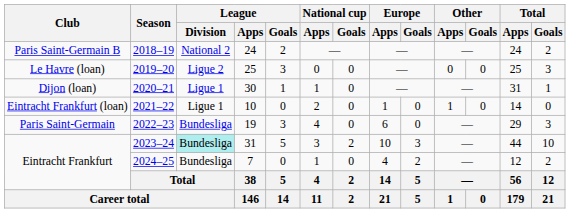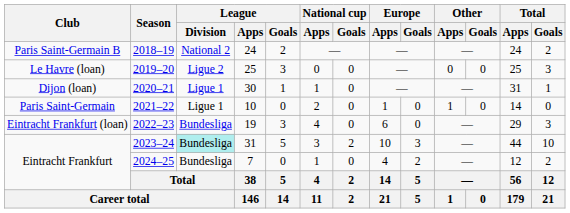(67, 106) Eintracht Frankfurt (loan) -> (67, 106) Paris Saint-Germain
(67, 124) Paris Saint-Germain -> (67, 124) Eintracht Frankfurt (loan)
